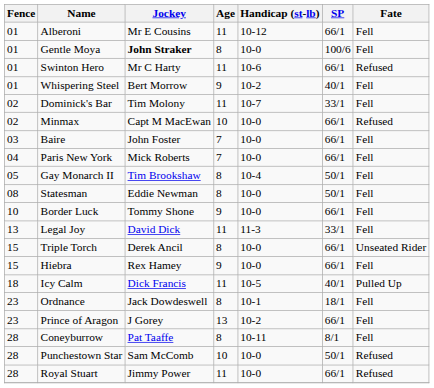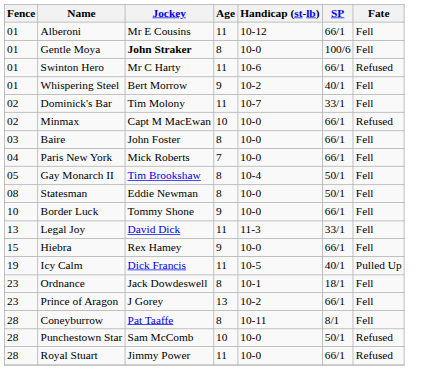(219, 139) 7 -> (219, 139) 8
- row: (69, 247)
(13, 283) 18 -> (13, 265) 19
